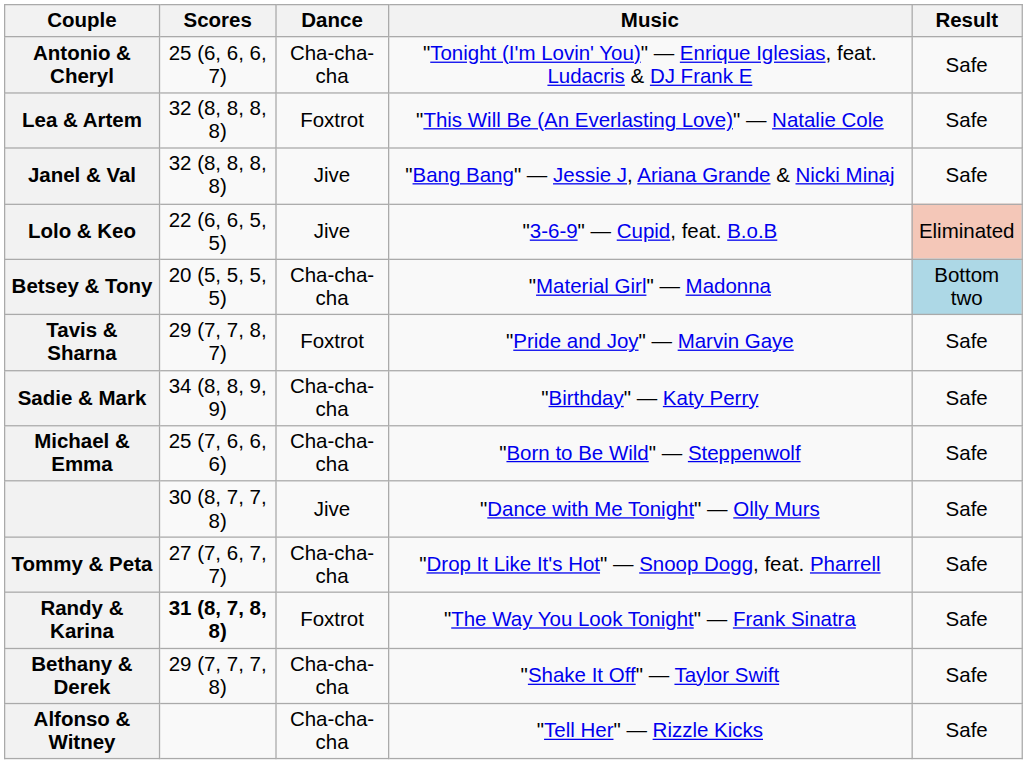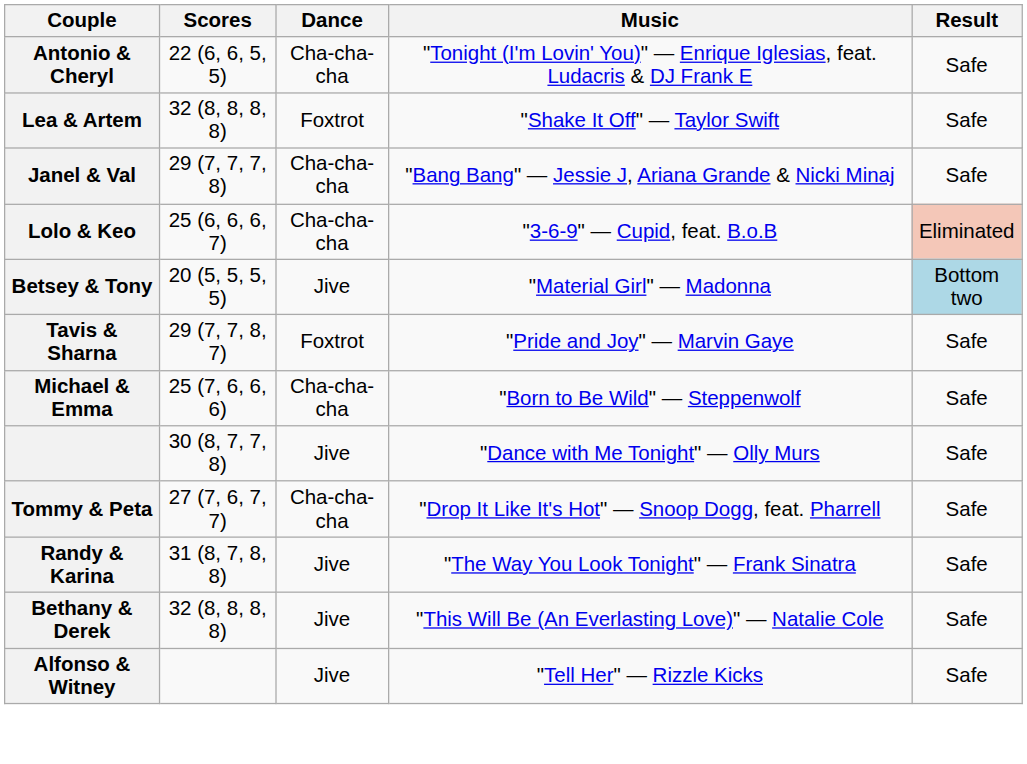(218, 64) 25 (6, 6, 6, 7) -> (218, 64) 22 (6, 6, 5, 5)
(650, 120) "This Will Be (An Everlasting Love)" — Natalie Cole -> (650, 120) "Shake It Off" — Taylor Swift
(218, 175) 32 (8, 8, 8, 8) -> (218, 175) 29 (7, 7, 7, 8)
(332, 175) Jive -> (332, 175) Cha-cha-cha
(218, 231) 22 (6, 6, 5, 5) -> (218, 231) 25 (6, 6, 6, 7)
(332, 231) Jive -> (332, 231) Cha-cha-cha
(332, 286) Cha-cha-cha -> (332, 286) Jive
- row: (82, 397)
(218, 619) bold -> (218, 564) normal
(332, 619) Foxtrot -> (332, 564) Jive
(218, 675) 29 (7, 7, 7, 8) -> (218, 619) 32 (8, 8, 8, 8)
(332, 675) Cha-cha-cha -> (332, 619) Jive
(650, 675) "Shake It Off" — Taylor Swift -> (650, 619) "This Will Be (An Everlasting Love)" — Natalie Cole
(332, 730) Cha-cha-cha -> (332, 675) Jive
